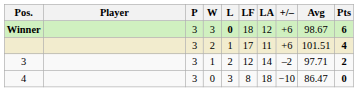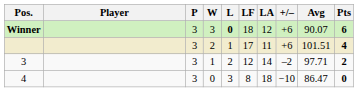(316, 29) 98.67 -> (316, 29) 90.07
